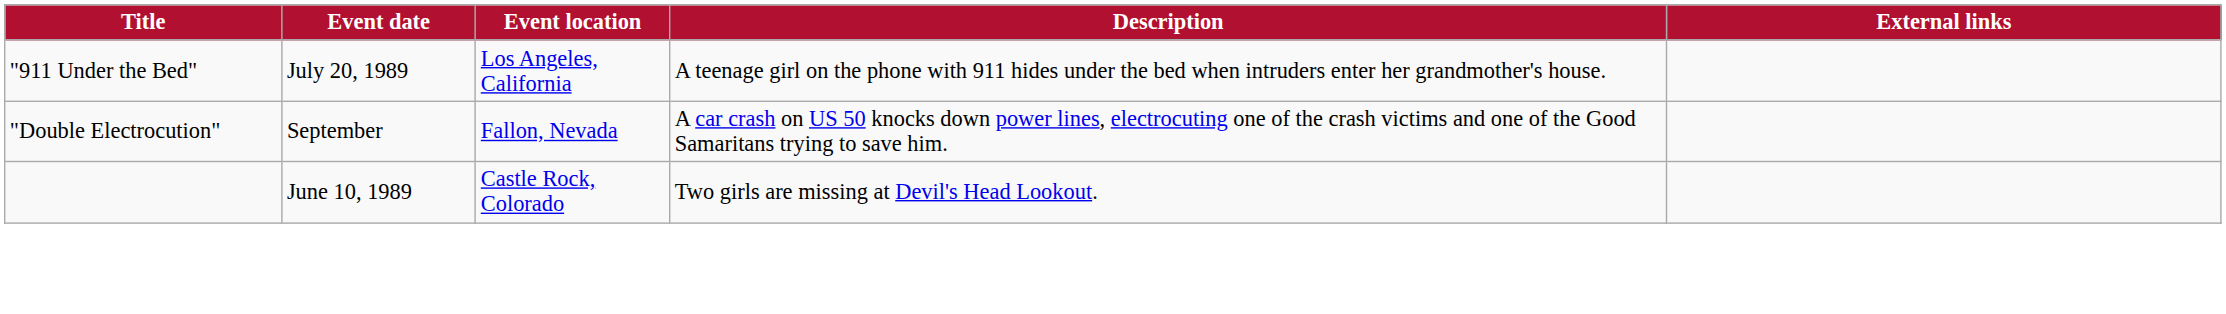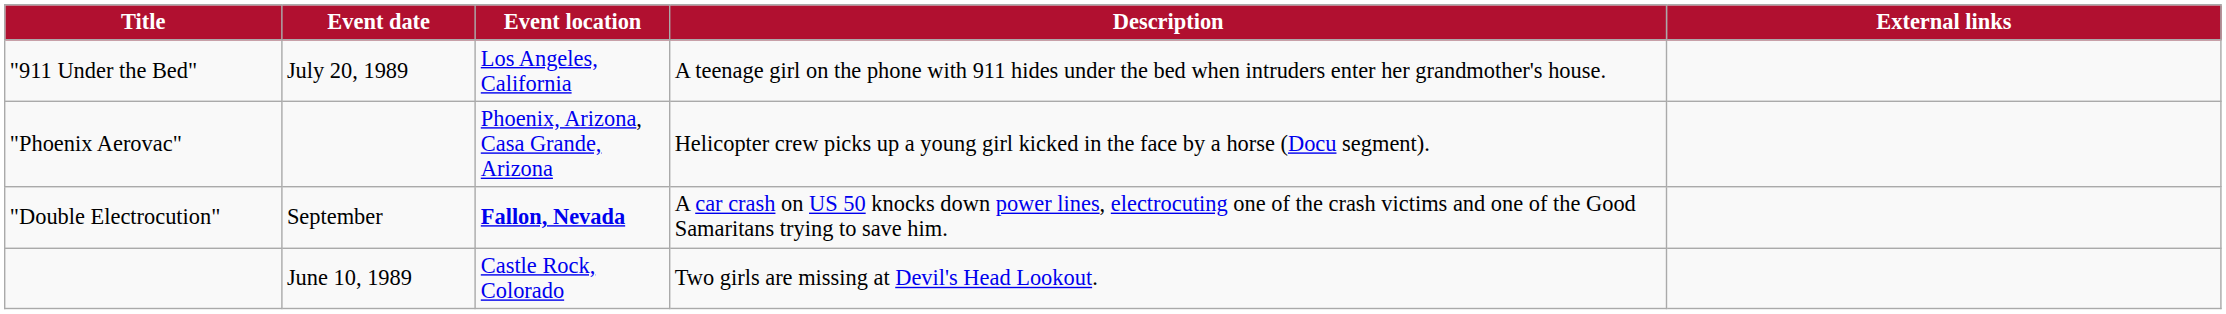+ row: (96, 143)
(549, 131) normal -> (553, 217) bold
